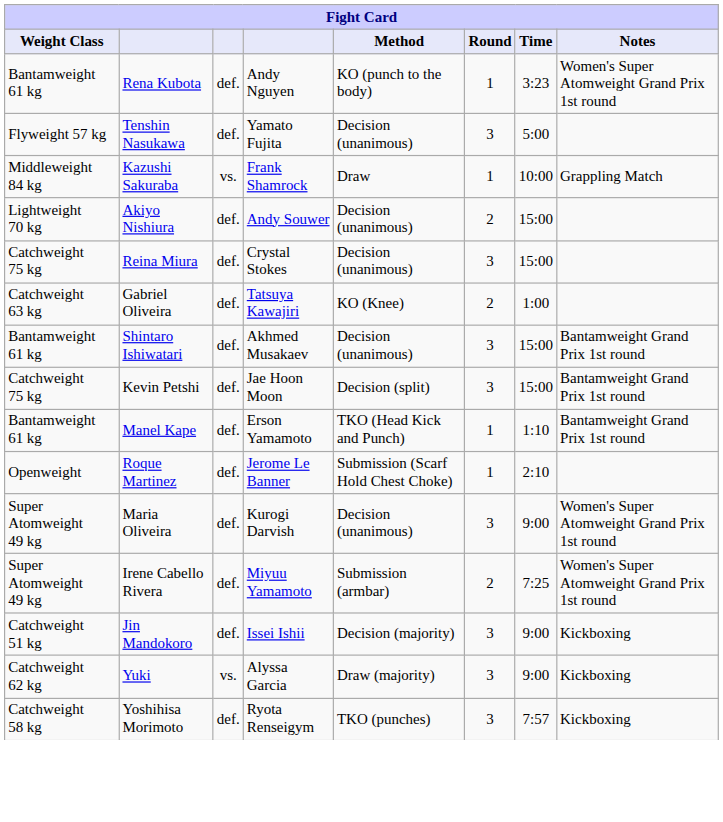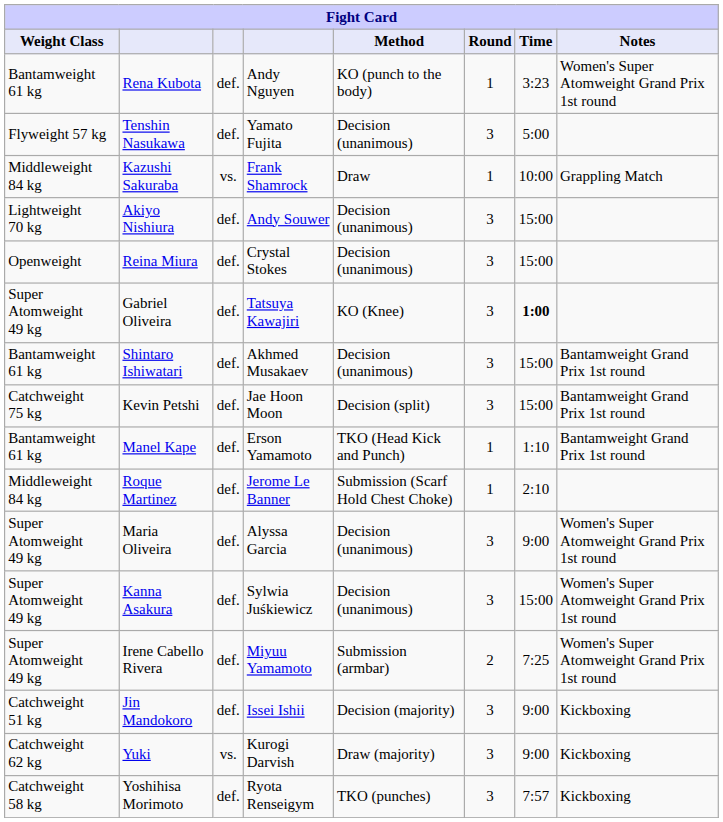(490, 219) 2 -> (490, 219) 3
(46, 261) Catchweight 75 kg -> (45, 261) Openweight
(46, 303) Catchweight 63 kg -> (46, 312) Super Atomweight 49 kg
(490, 303) 2 -> (490, 312) 3
(536, 303) normal -> (536, 312) bold
(45, 472) Openweight -> (50, 489) Middleweight 84 kg
(270, 523) Kurogi Darvish -> (267, 540) Alyssa Garcia
+ row: (147, 600)
(267, 676) Alyssa Garcia -> (270, 753) Kurogi Darvish
